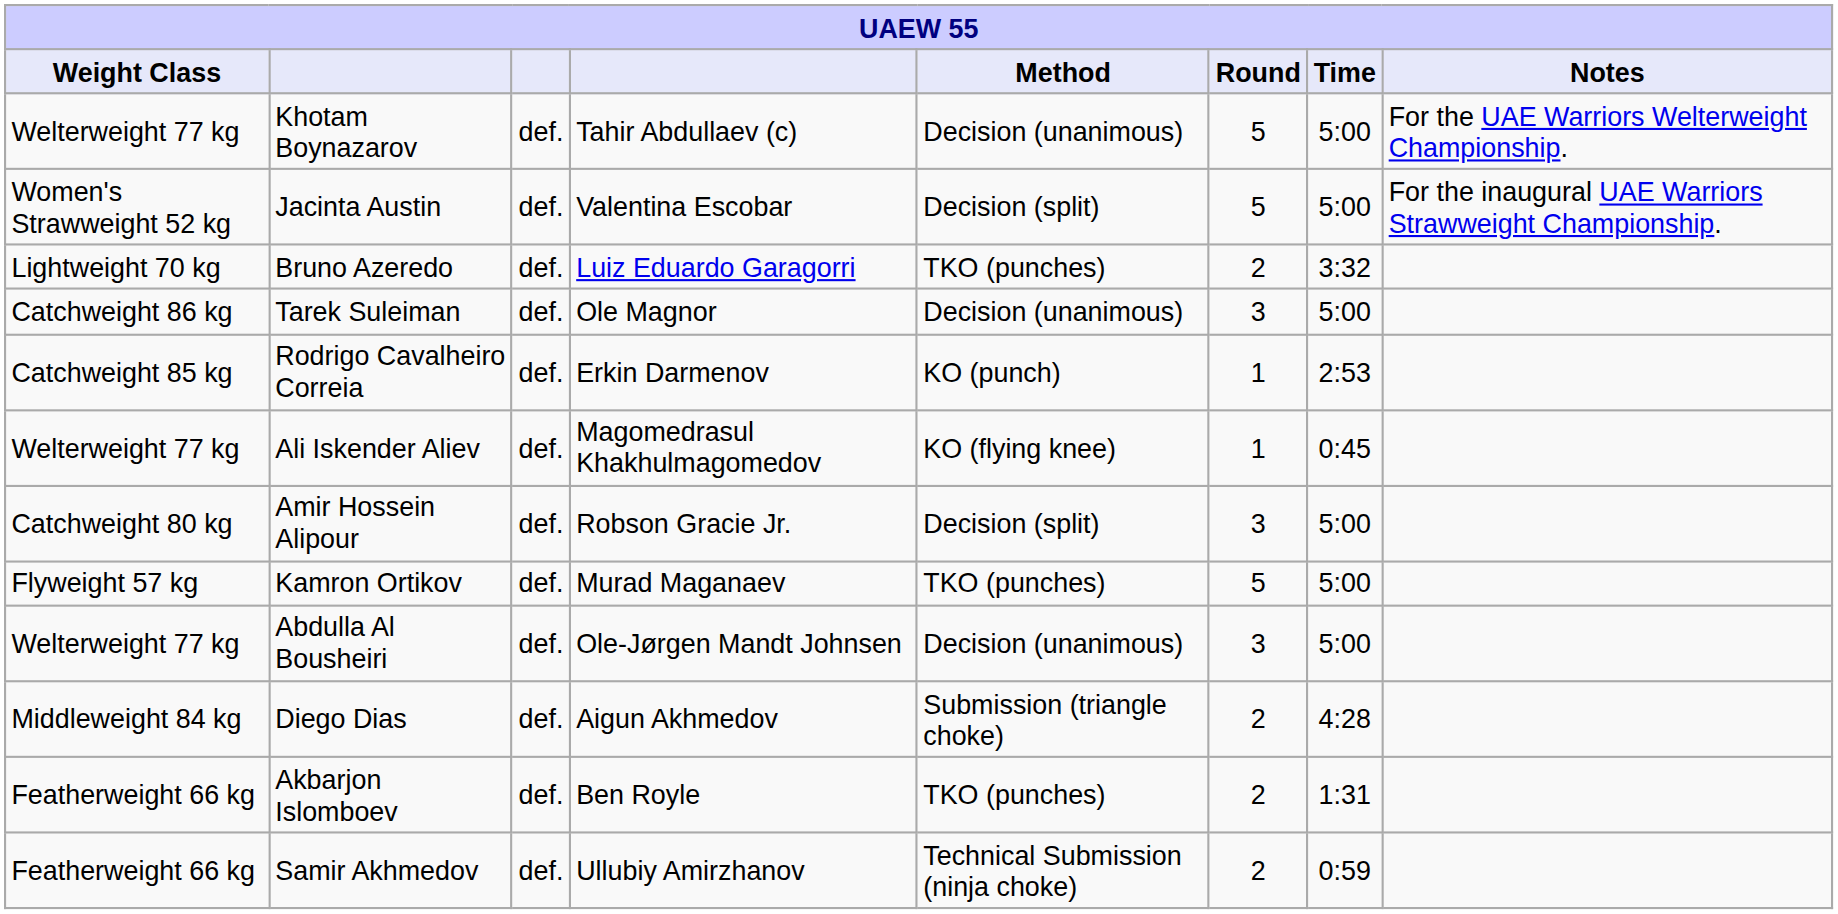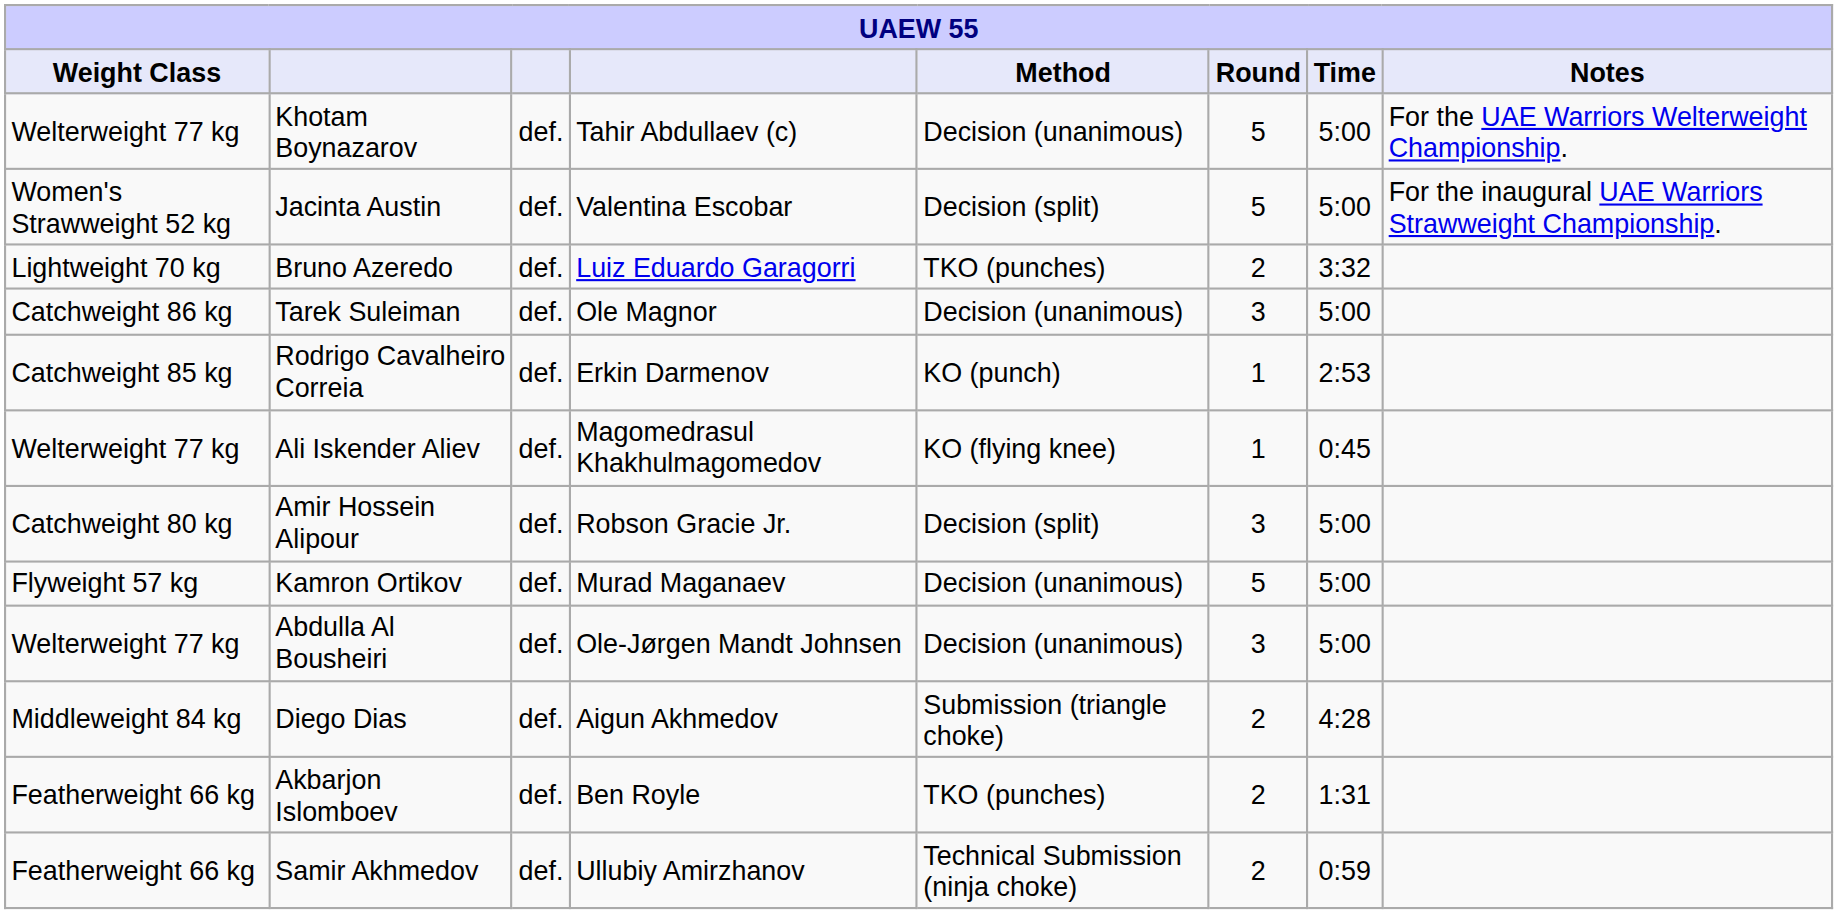(1014, 583) TKO (punches) -> (1053, 583) Decision (unanimous)
